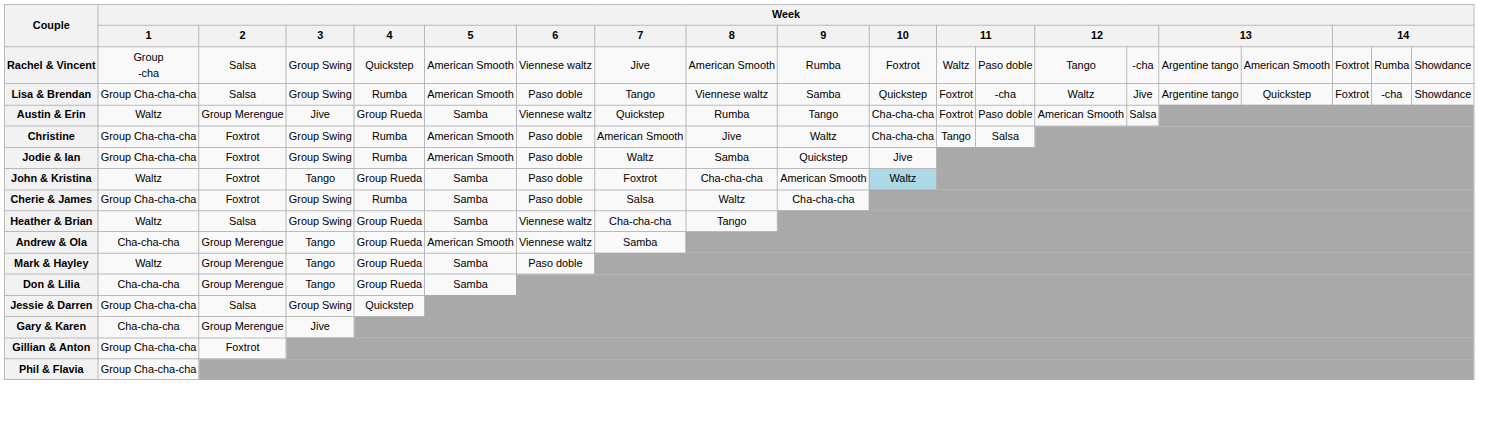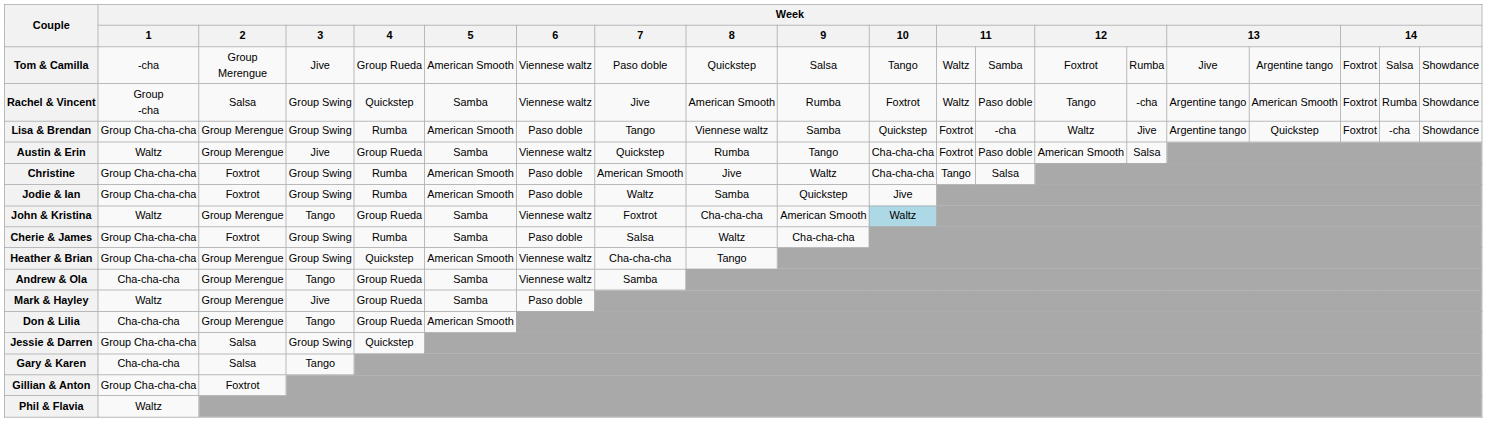+ row: (51, 64)
(471, 64) American Smooth -> (471, 102) Samba
(243, 94) Salsa -> (243, 131) Group Merengue
(243, 178) Foxtrot -> (243, 215) Group Merengue
(555, 178) Paso doble -> (555, 215) Viennese waltz
(149, 221) Waltz -> (149, 258) Group Cha-cha-cha
(243, 221) Salsa -> (243, 258) Group Merengue
(389, 221) Group Rueda -> (389, 258) Quickstep
(471, 221) Samba -> (471, 258) American Smooth
(471, 242) American Smooth -> (471, 279) Samba
(320, 263) Tango -> (320, 300) Jive
(471, 284) Samba -> (471, 321) American Smooth
(243, 326) Group Merengue -> (243, 363) Salsa
(320, 326) Jive -> (320, 363) Tango
(149, 369) Group Cha-cha-cha -> (149, 406) Waltz
